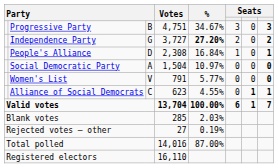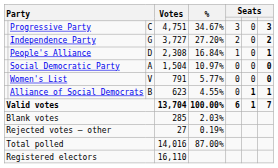(150, 27) B -> (150, 27) C
(209, 40) bold -> (209, 40) normal
(150, 92) C -> (150, 92) B
